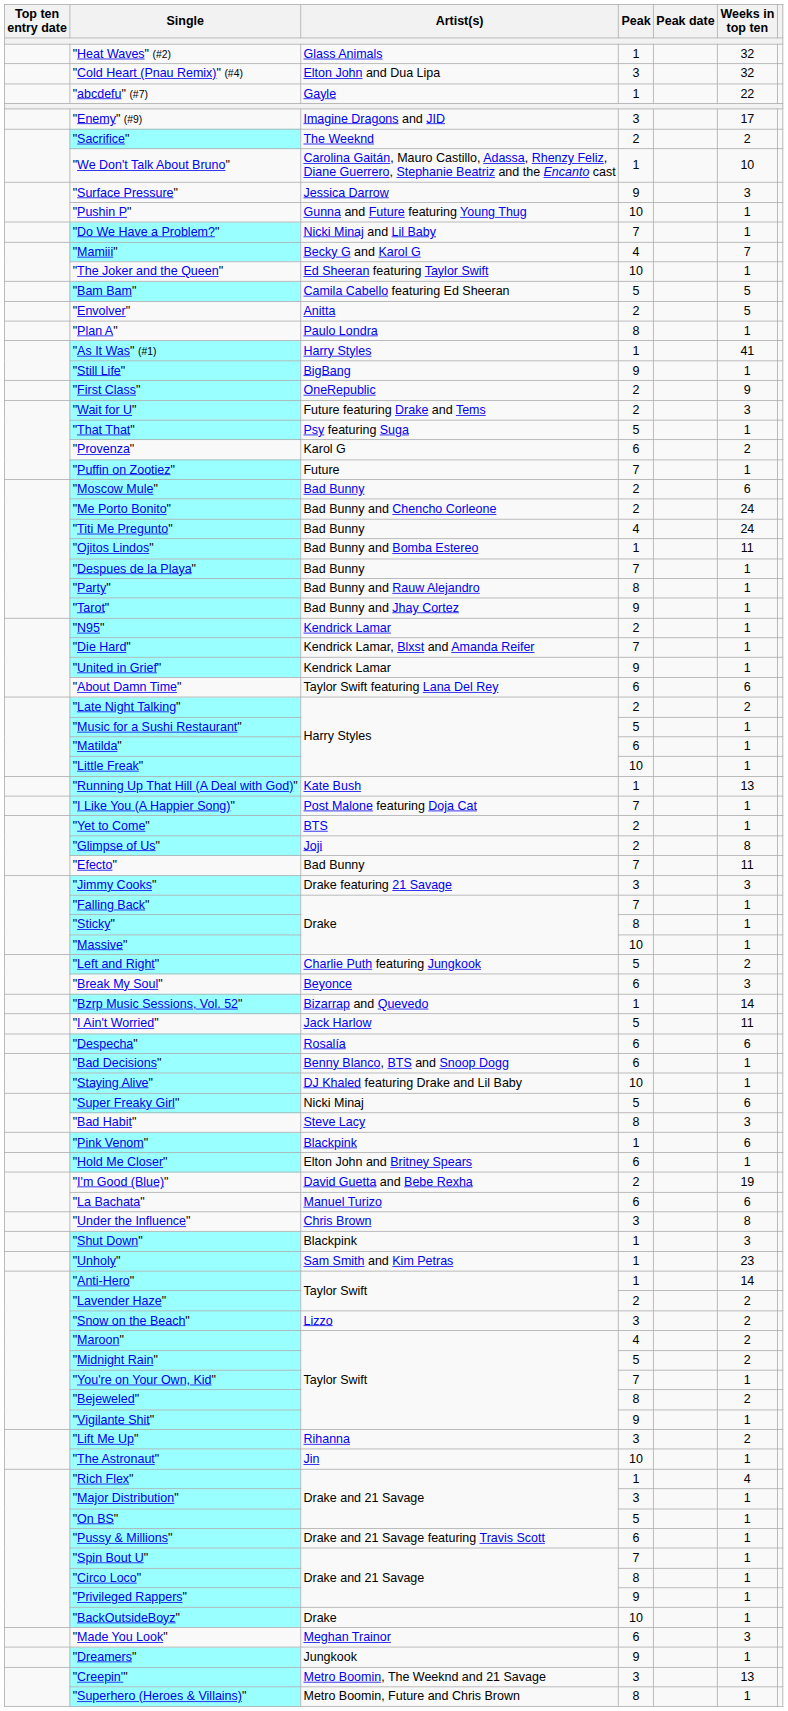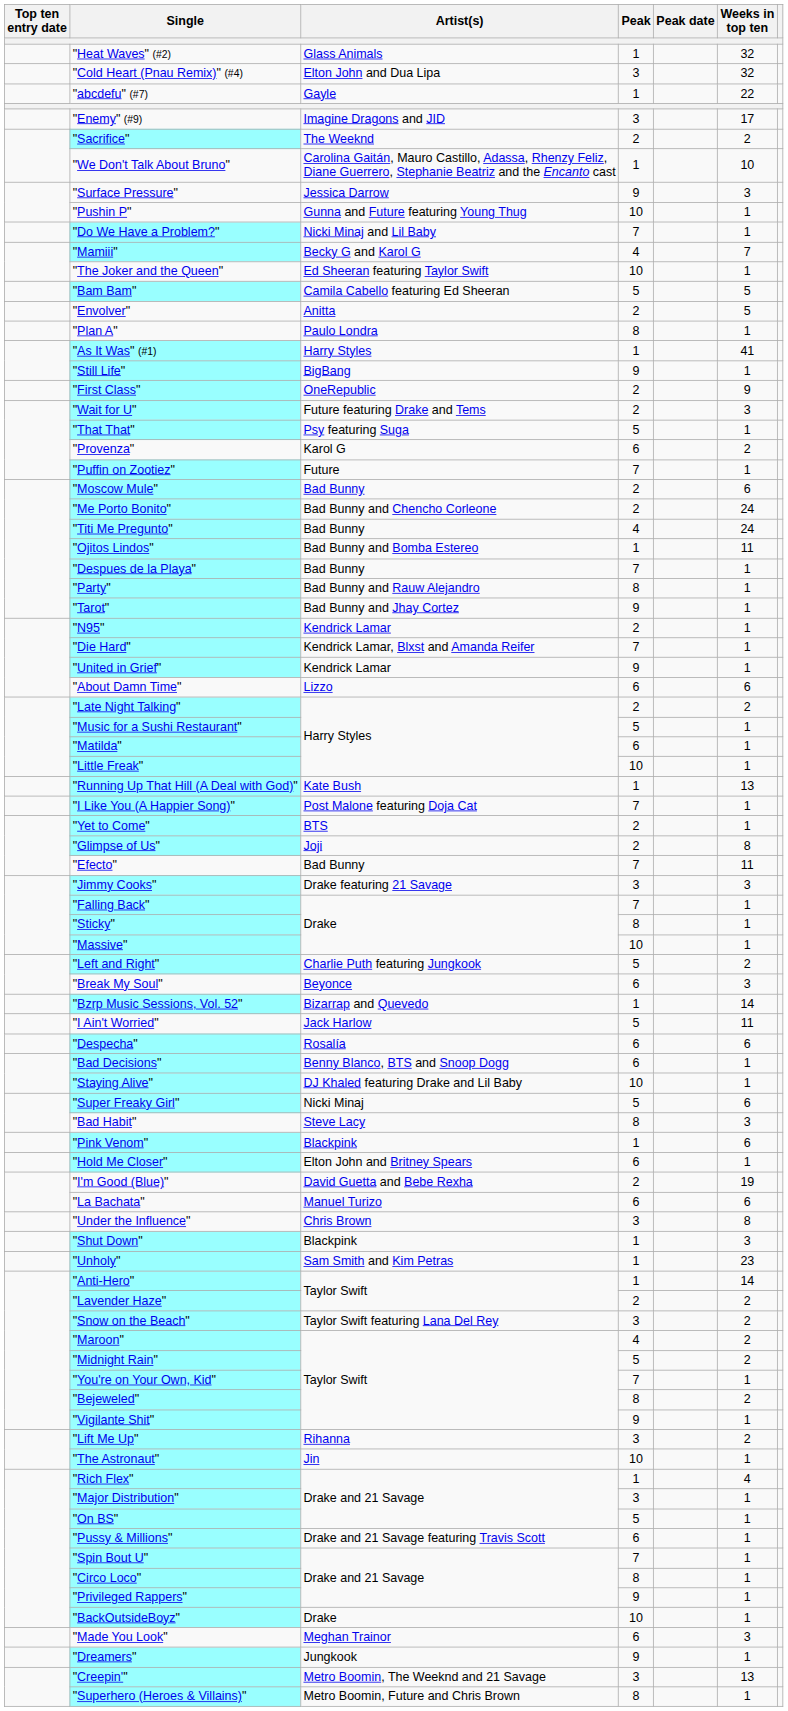(401, 687) Taylor Swift featuring Lana Del Rey -> (318, 687) Lizzo
(318, 1320) Lizzo -> (401, 1320) Taylor Swift featuring Lana Del Rey
